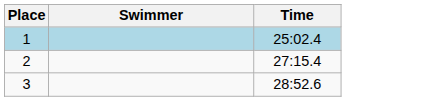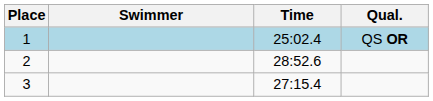+ column: (385, 15)
(297, 61) 27:15.4 -> (297, 61) 28:52.6
(297, 84) 28:52.6 -> (297, 84) 27:15.4
